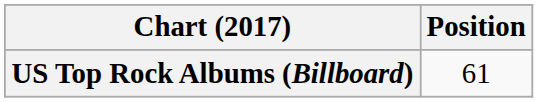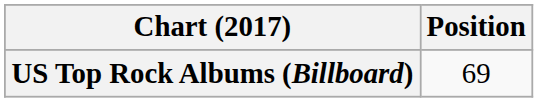(476, 73) 61 -> (476, 73) 69
